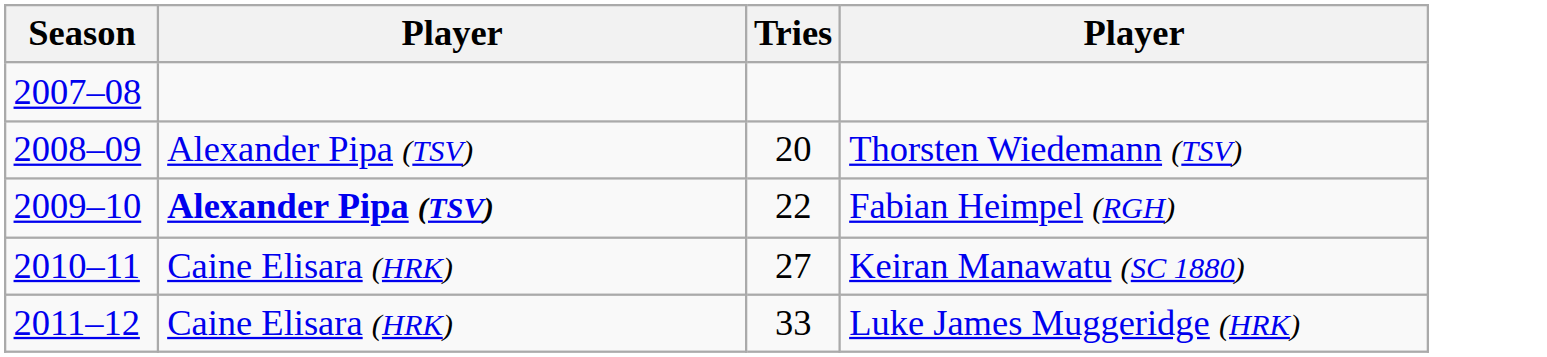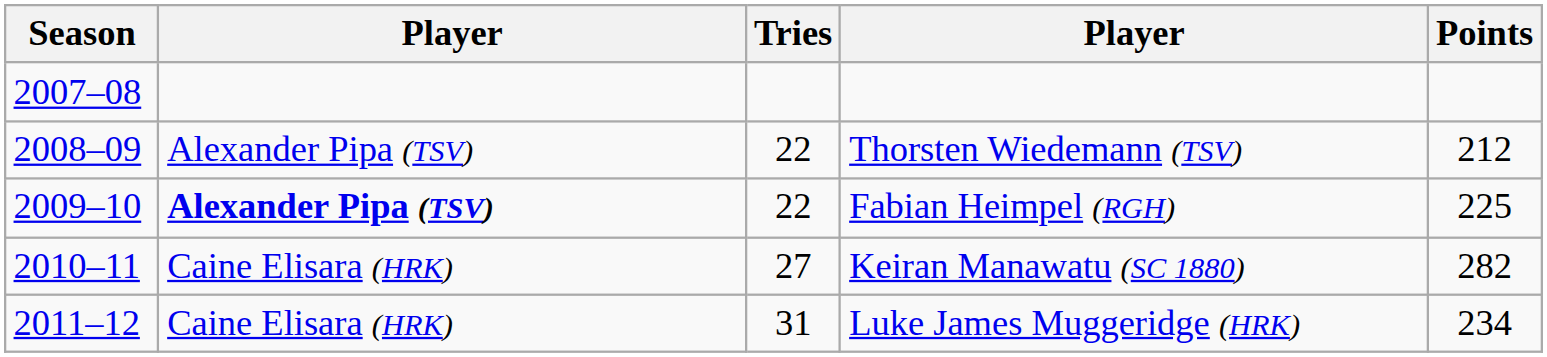+ column: (1485, 33)
(793, 149) 20 -> (793, 149) 22
(793, 322) 33 -> (793, 322) 31
